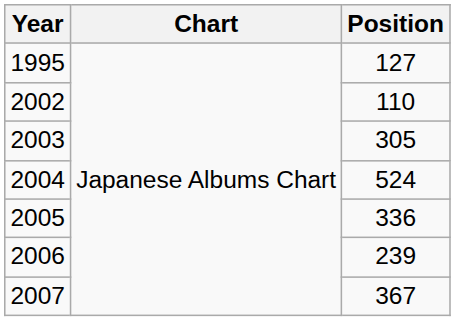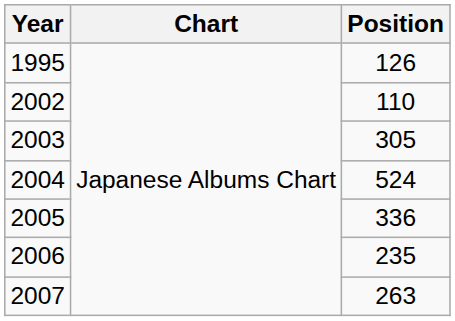(396, 62) 127 -> (396, 62) 126
(396, 256) 239 -> (396, 256) 235
(396, 295) 367 -> (396, 295) 263
